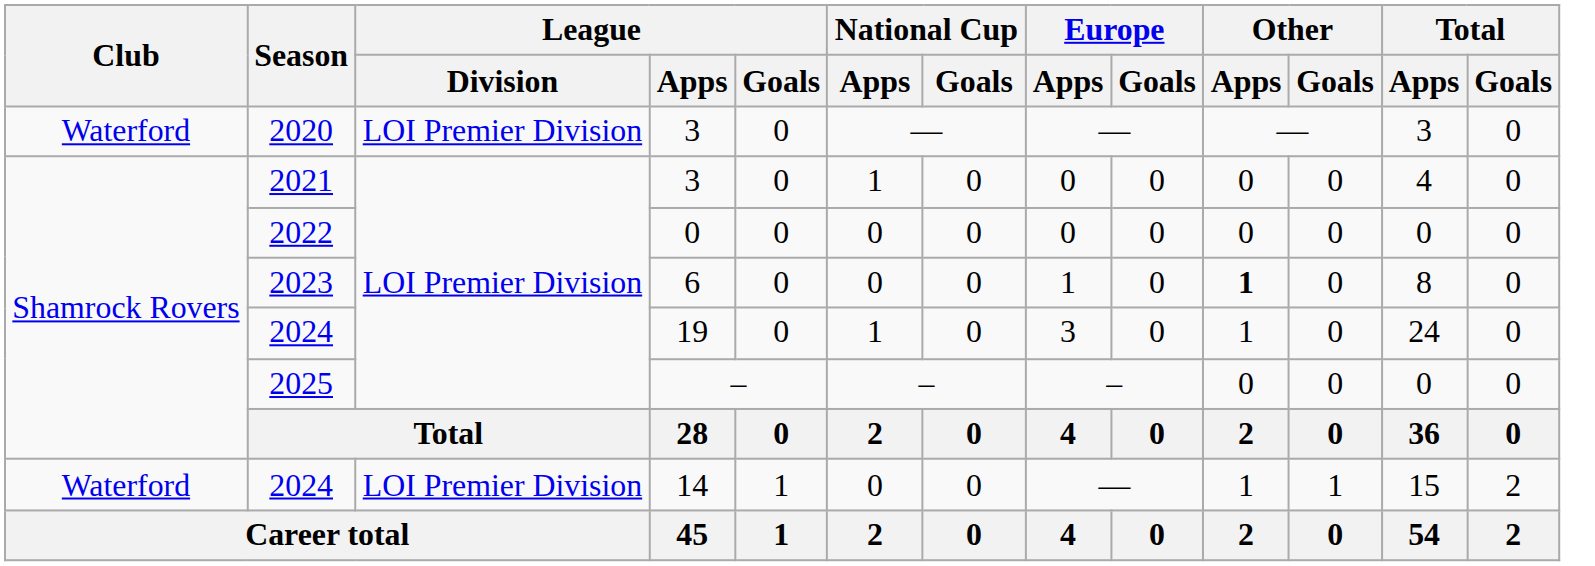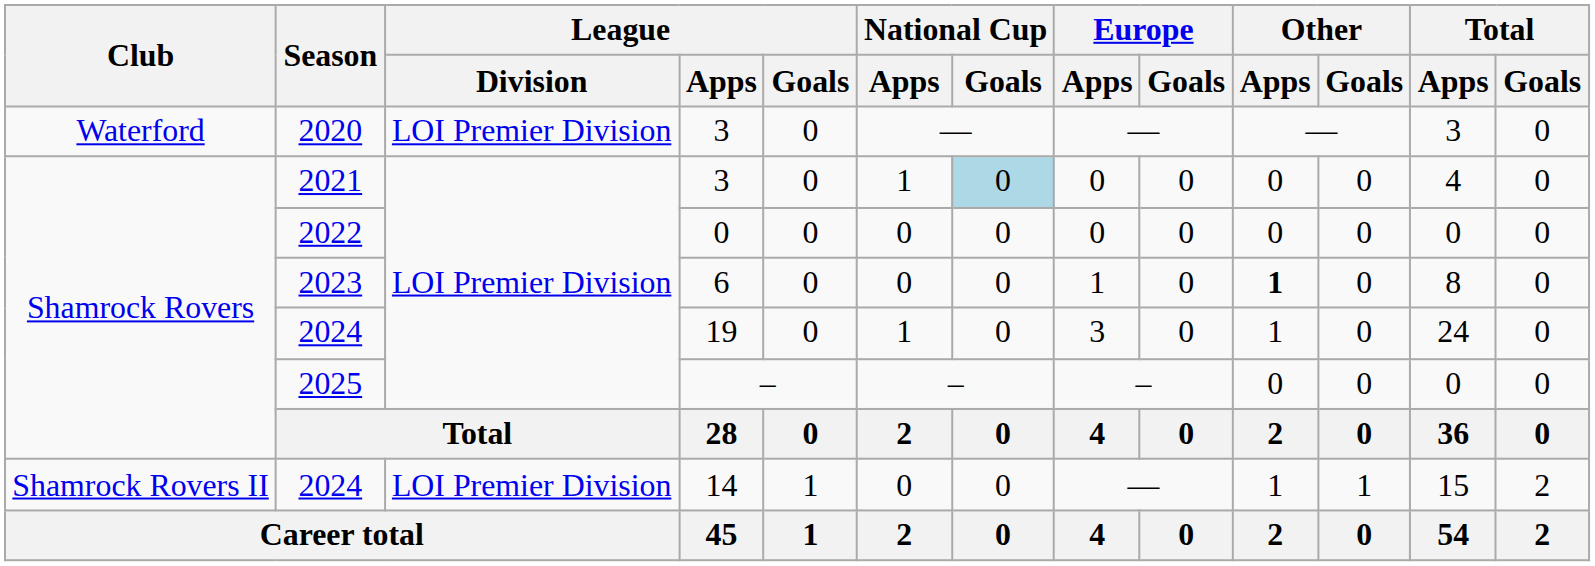(974, 181) no background -> (1003, 181) lightblue background
(126, 484) Waterford -> (141, 484) Shamrock Rovers II
